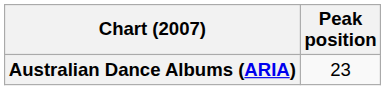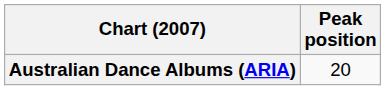(341, 69) 23 -> (341, 69) 20
